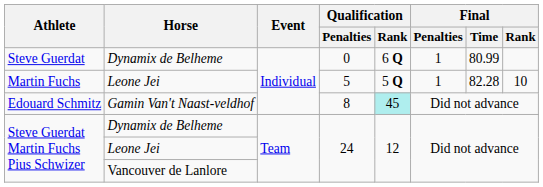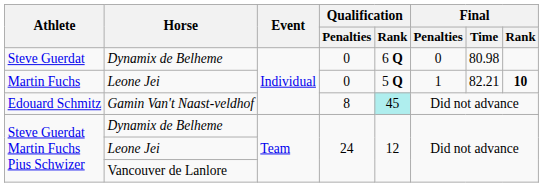(438, 59) 1 -> (438, 59) 0
(484, 59) 80.99 -> (484, 59) 80.98
(347, 81) 5 -> (347, 81) 0
(484, 81) 82.28 -> (484, 81) 82.21
(521, 81) normal -> (521, 81) bold
